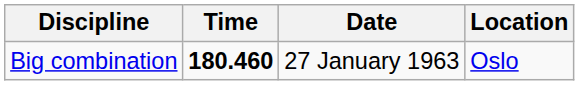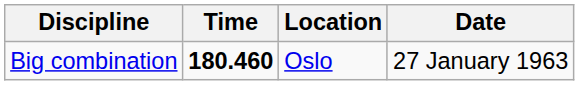columns swapped: (372, 23) <-> (519, 23)
